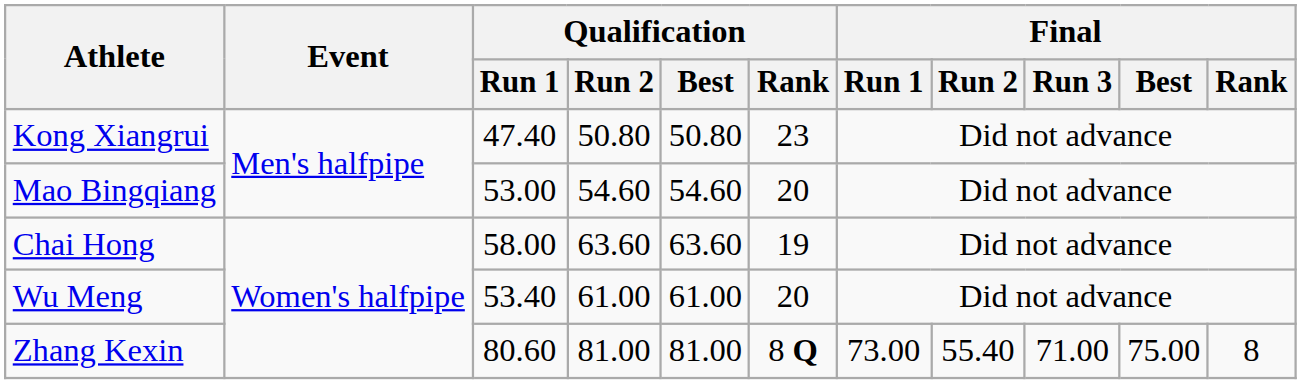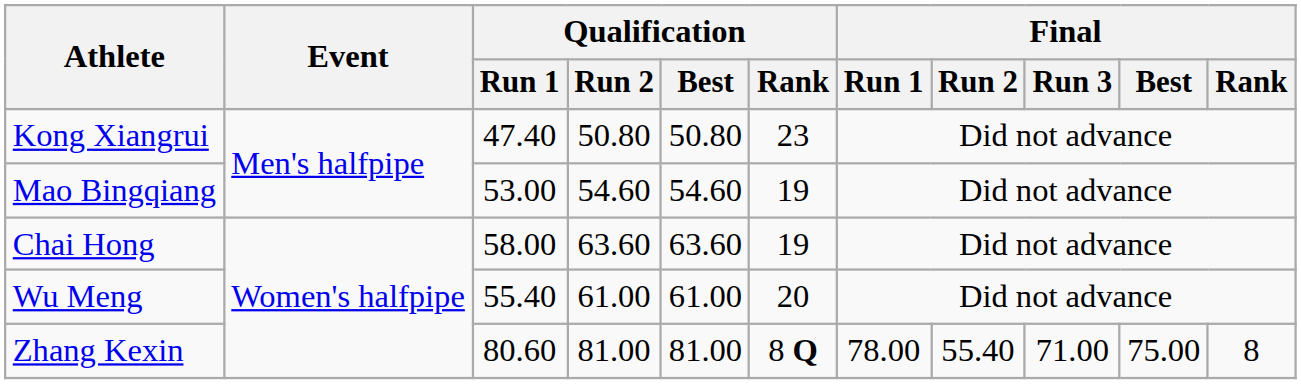(793, 189) 20 -> (793, 189) 19
(520, 297) 53.40 -> (520, 297) 55.40
(884, 350) 73.00 -> (884, 350) 78.00
